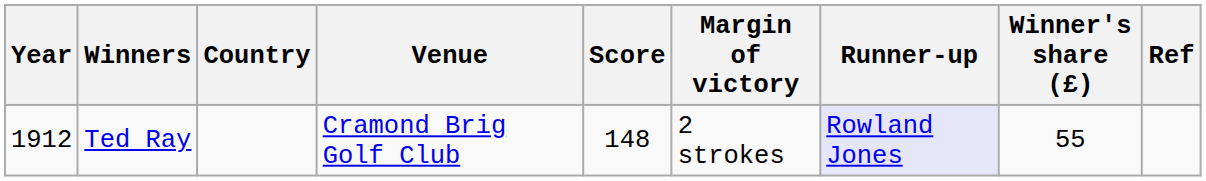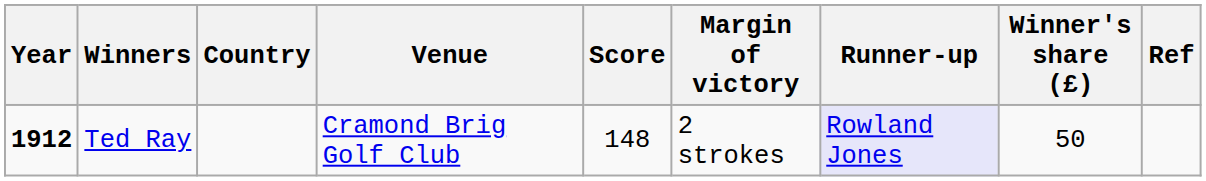(42, 141) normal -> (42, 141) bold
(1070, 141) 55 -> (1070, 141) 50
